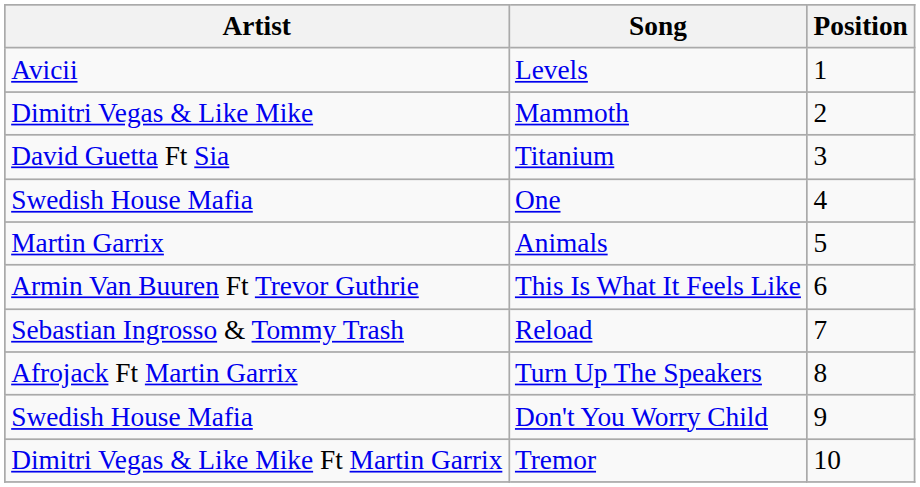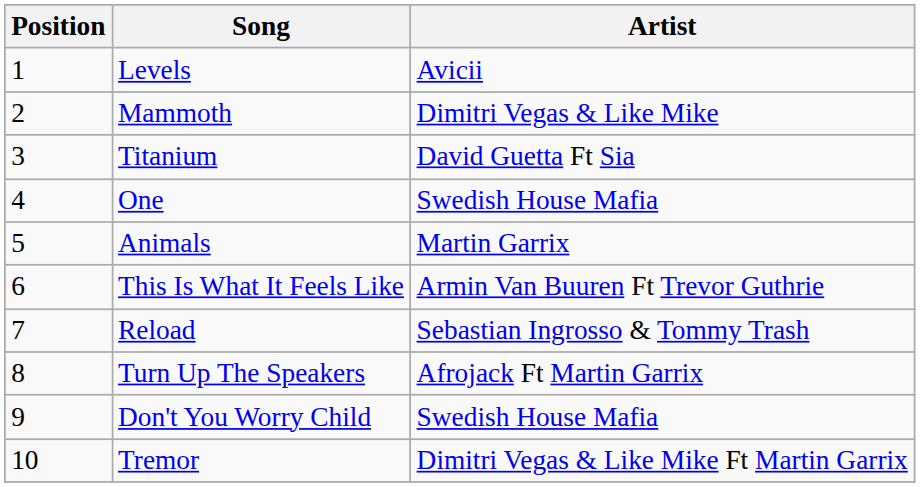columns swapped: (861, 26) <-> (257, 26)
